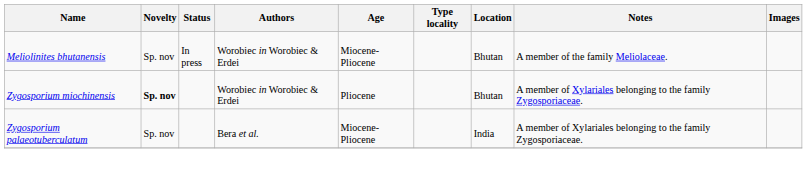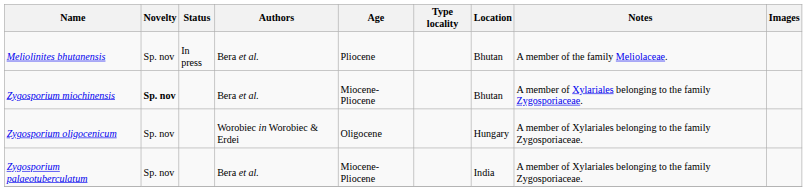(268, 56) Worobiec in Worobiec & Erdei -> (238, 56) Bera et al.
(360, 56) Miocene-Pliocene -> (358, 56) Pliocene
(268, 95) Worobiec in Worobiec & Erdei -> (238, 95) Bera et al.
(358, 95) Pliocene -> (360, 95) Miocene-Pliocene
+ row: (62, 134)
